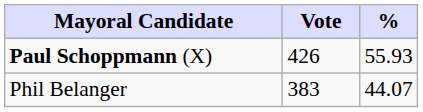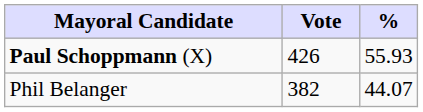(304, 89) 383 -> (304, 89) 382
